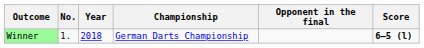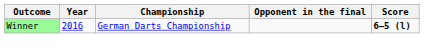- column: (68, 17)
(91, 36) 2018 -> (72, 26) 2016
